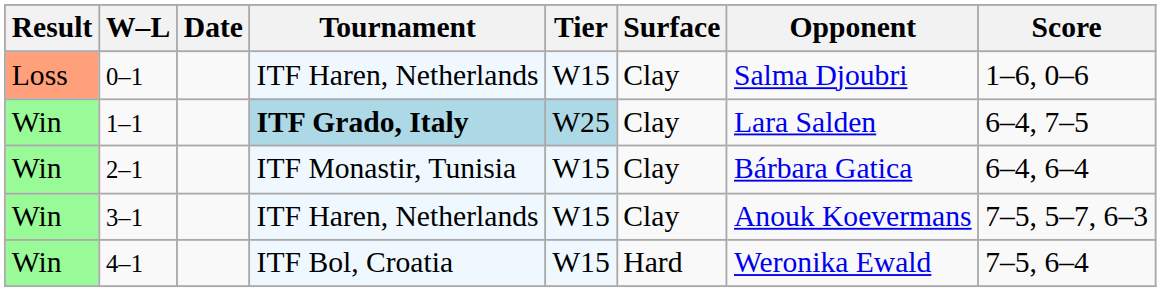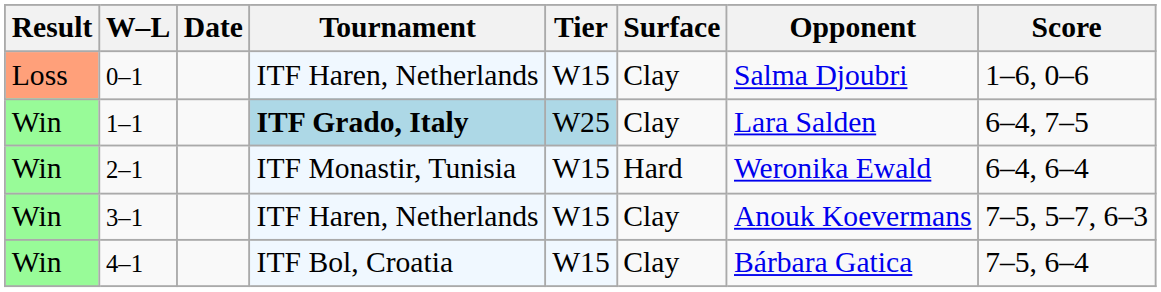(651, 168) Clay -> (653, 168) Hard
(823, 168) Bárbara Gatica -> (833, 168) Weronika Ewald
(653, 262) Hard -> (651, 262) Clay
(833, 262) Weronika Ewald -> (823, 262) Bárbara Gatica
